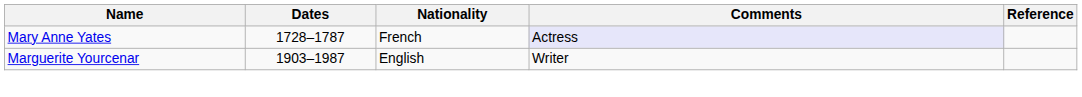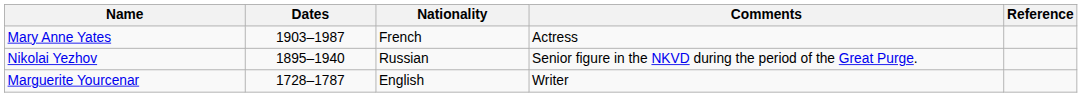(310, 37) 1728–1787 -> (310, 37) 1903–1987
(555, 37) lavender background -> (555, 37) no background
+ row: (52, 59)
(310, 59) 1903–1987 -> (310, 80) 1728–1787
